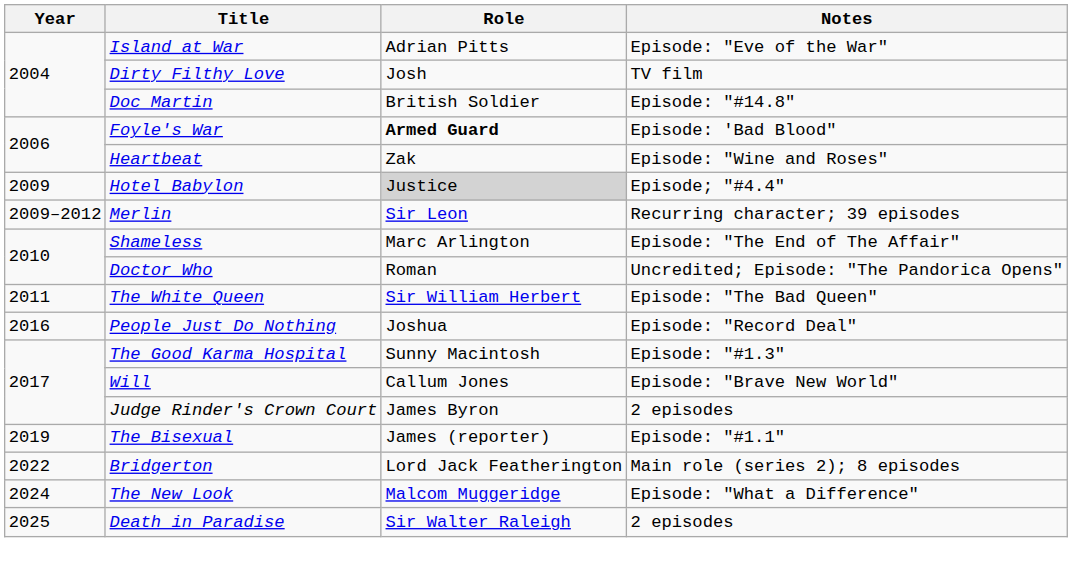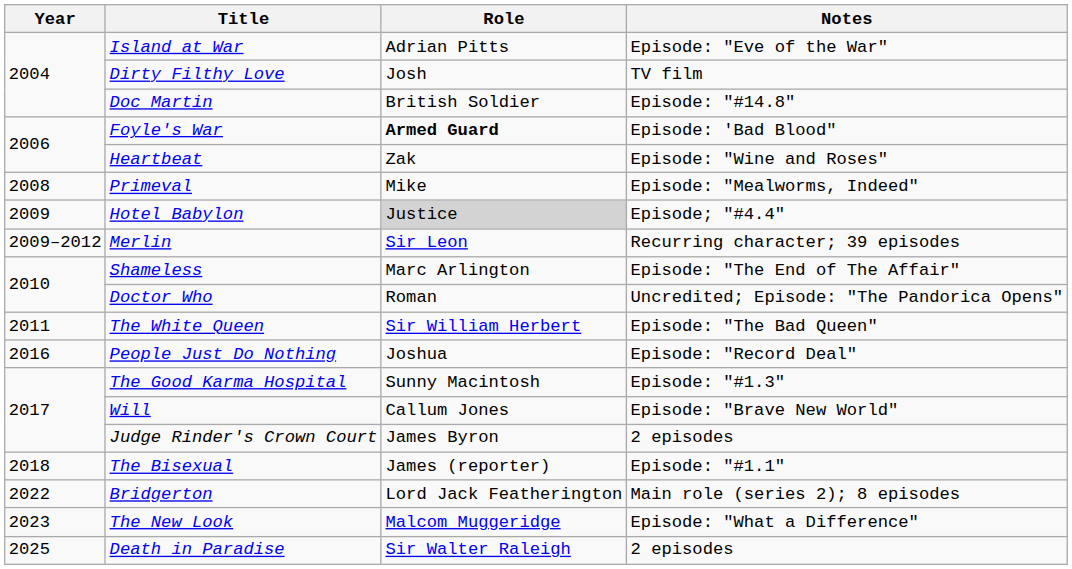+ row: (151, 186)
(29, 438) 2019 -> (29, 466) 2018
(29, 494) 2024 -> (29, 522) 2023
